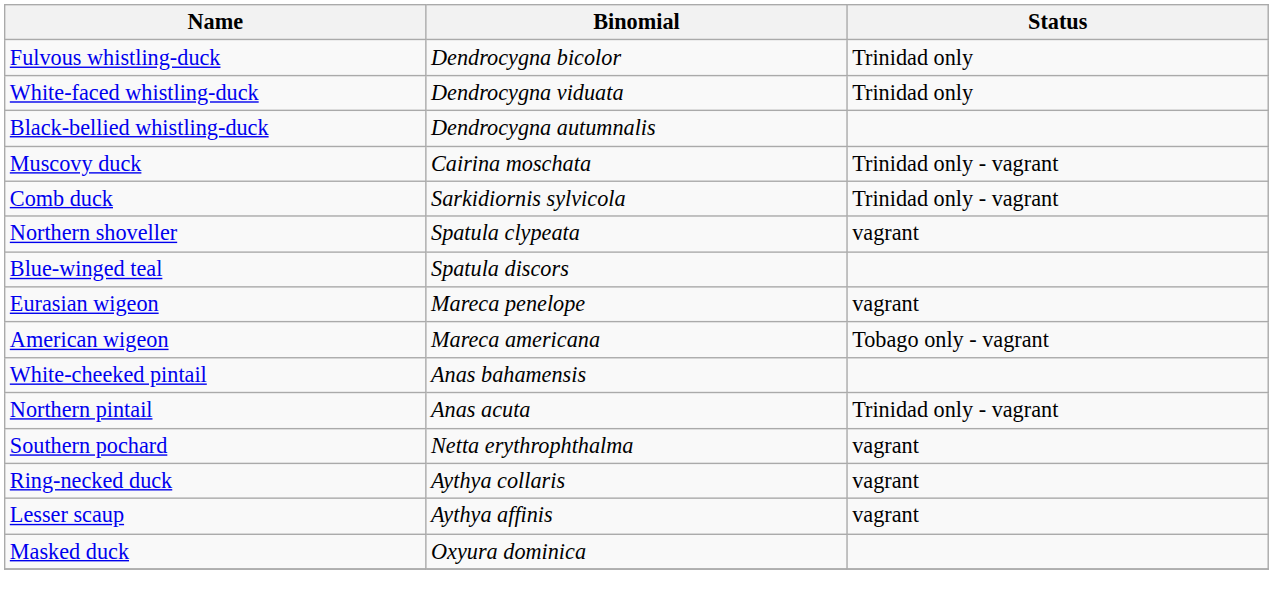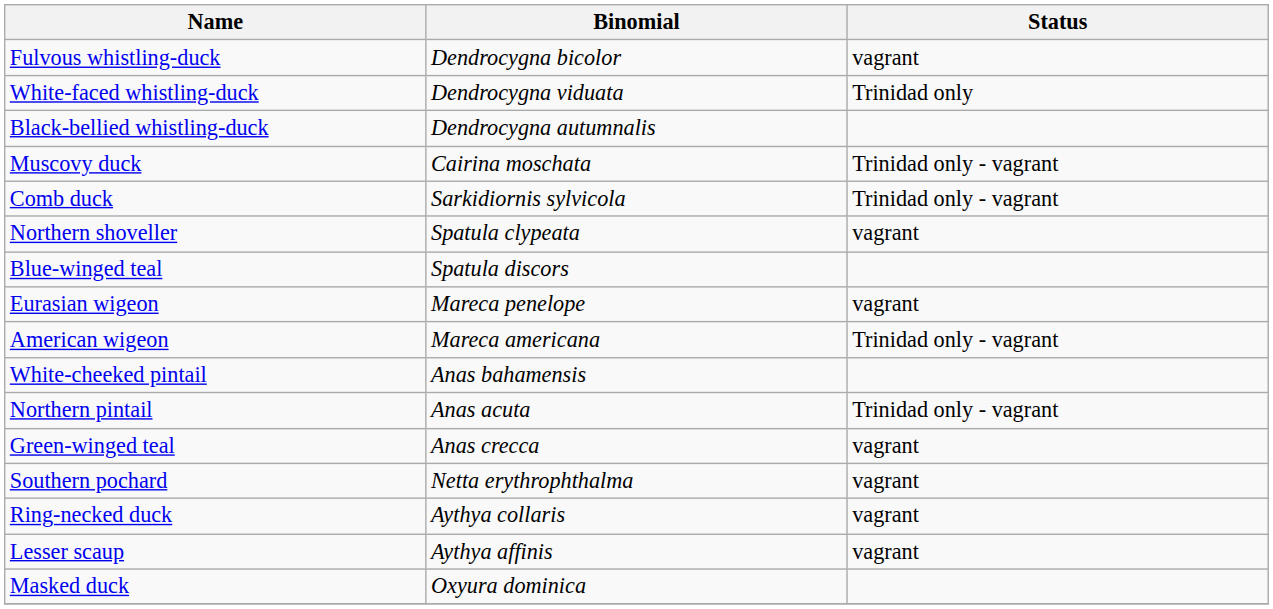(913, 57) Trinidad only -> (886, 57) vagrant
(951, 339) Tobago only - vagrant -> (955, 339) Trinidad only - vagrant
+ row: (92, 445)
